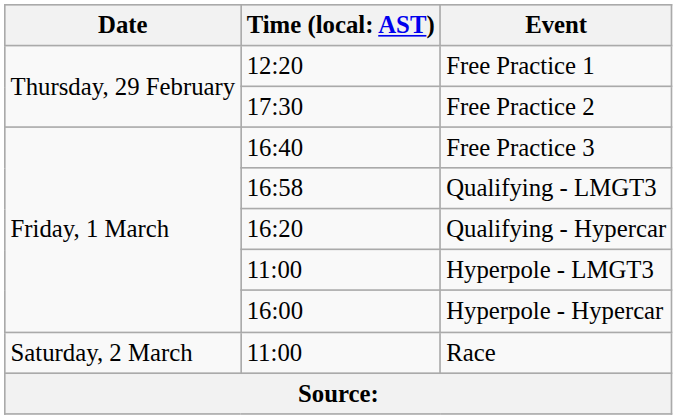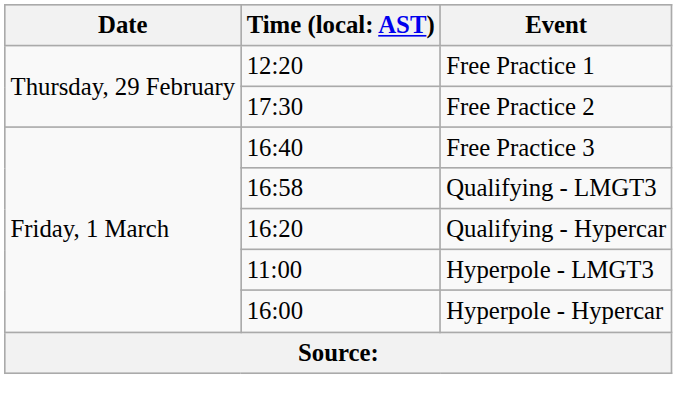- row: (471, 351)
